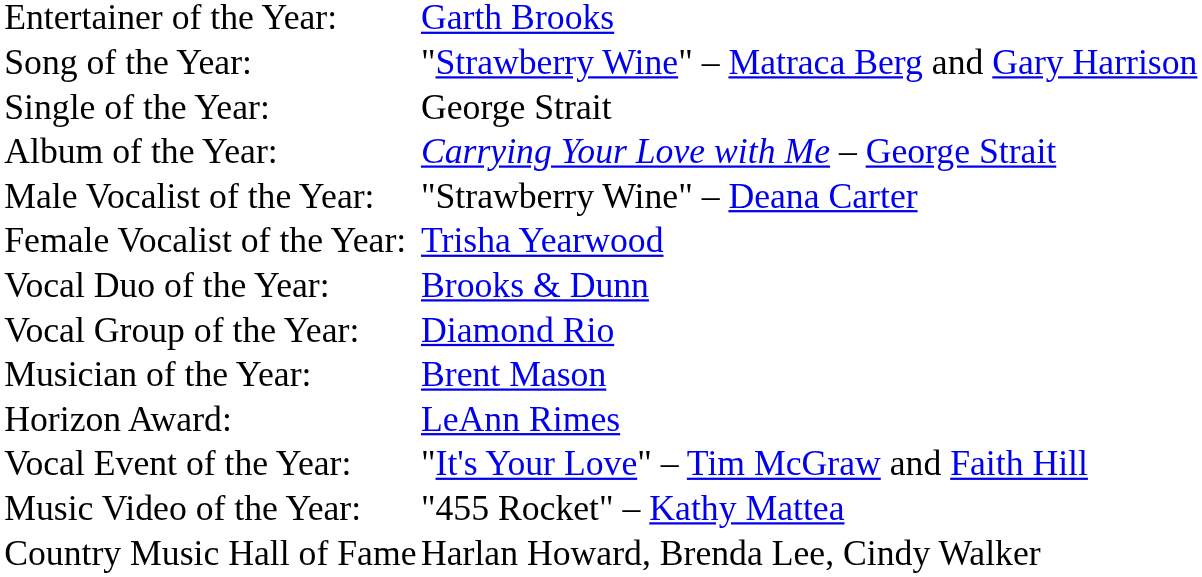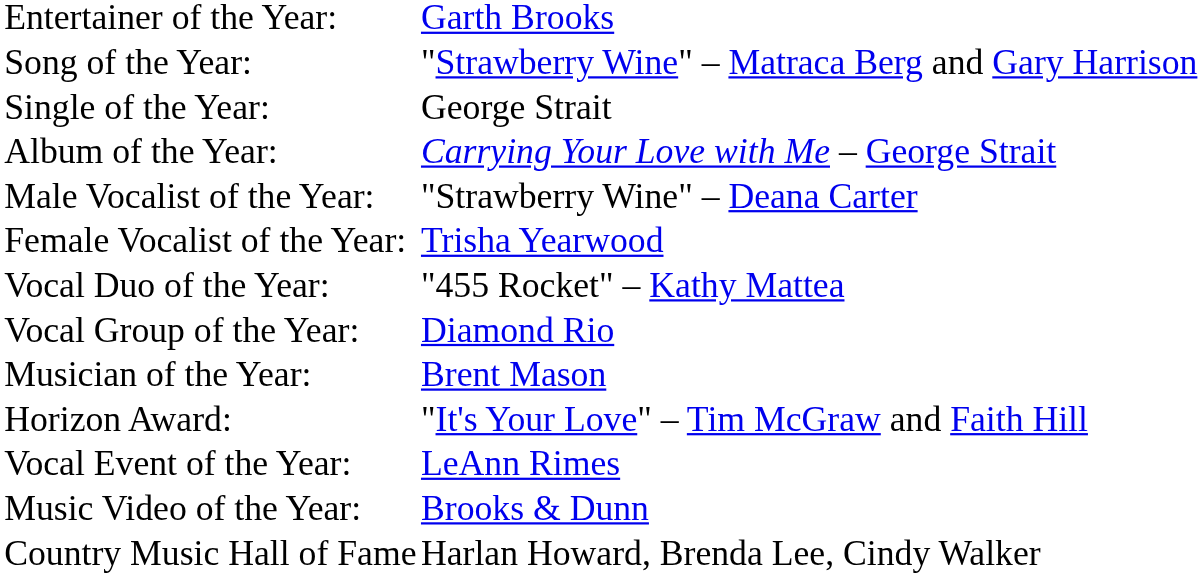(535, 285) Brooks & Dunn -> (633, 285) "455 Rocket" – Kathy Mattea
(521, 419) LeAnn Rimes -> (754, 419) "It's Your Love" – Tim McGraw and Faith Hill
(754, 463) "It's Your Love" – Tim McGraw and Faith Hill -> (521, 463) LeAnn Rimes
(633, 508) "455 Rocket" – Kathy Mattea -> (535, 508) Brooks & Dunn
